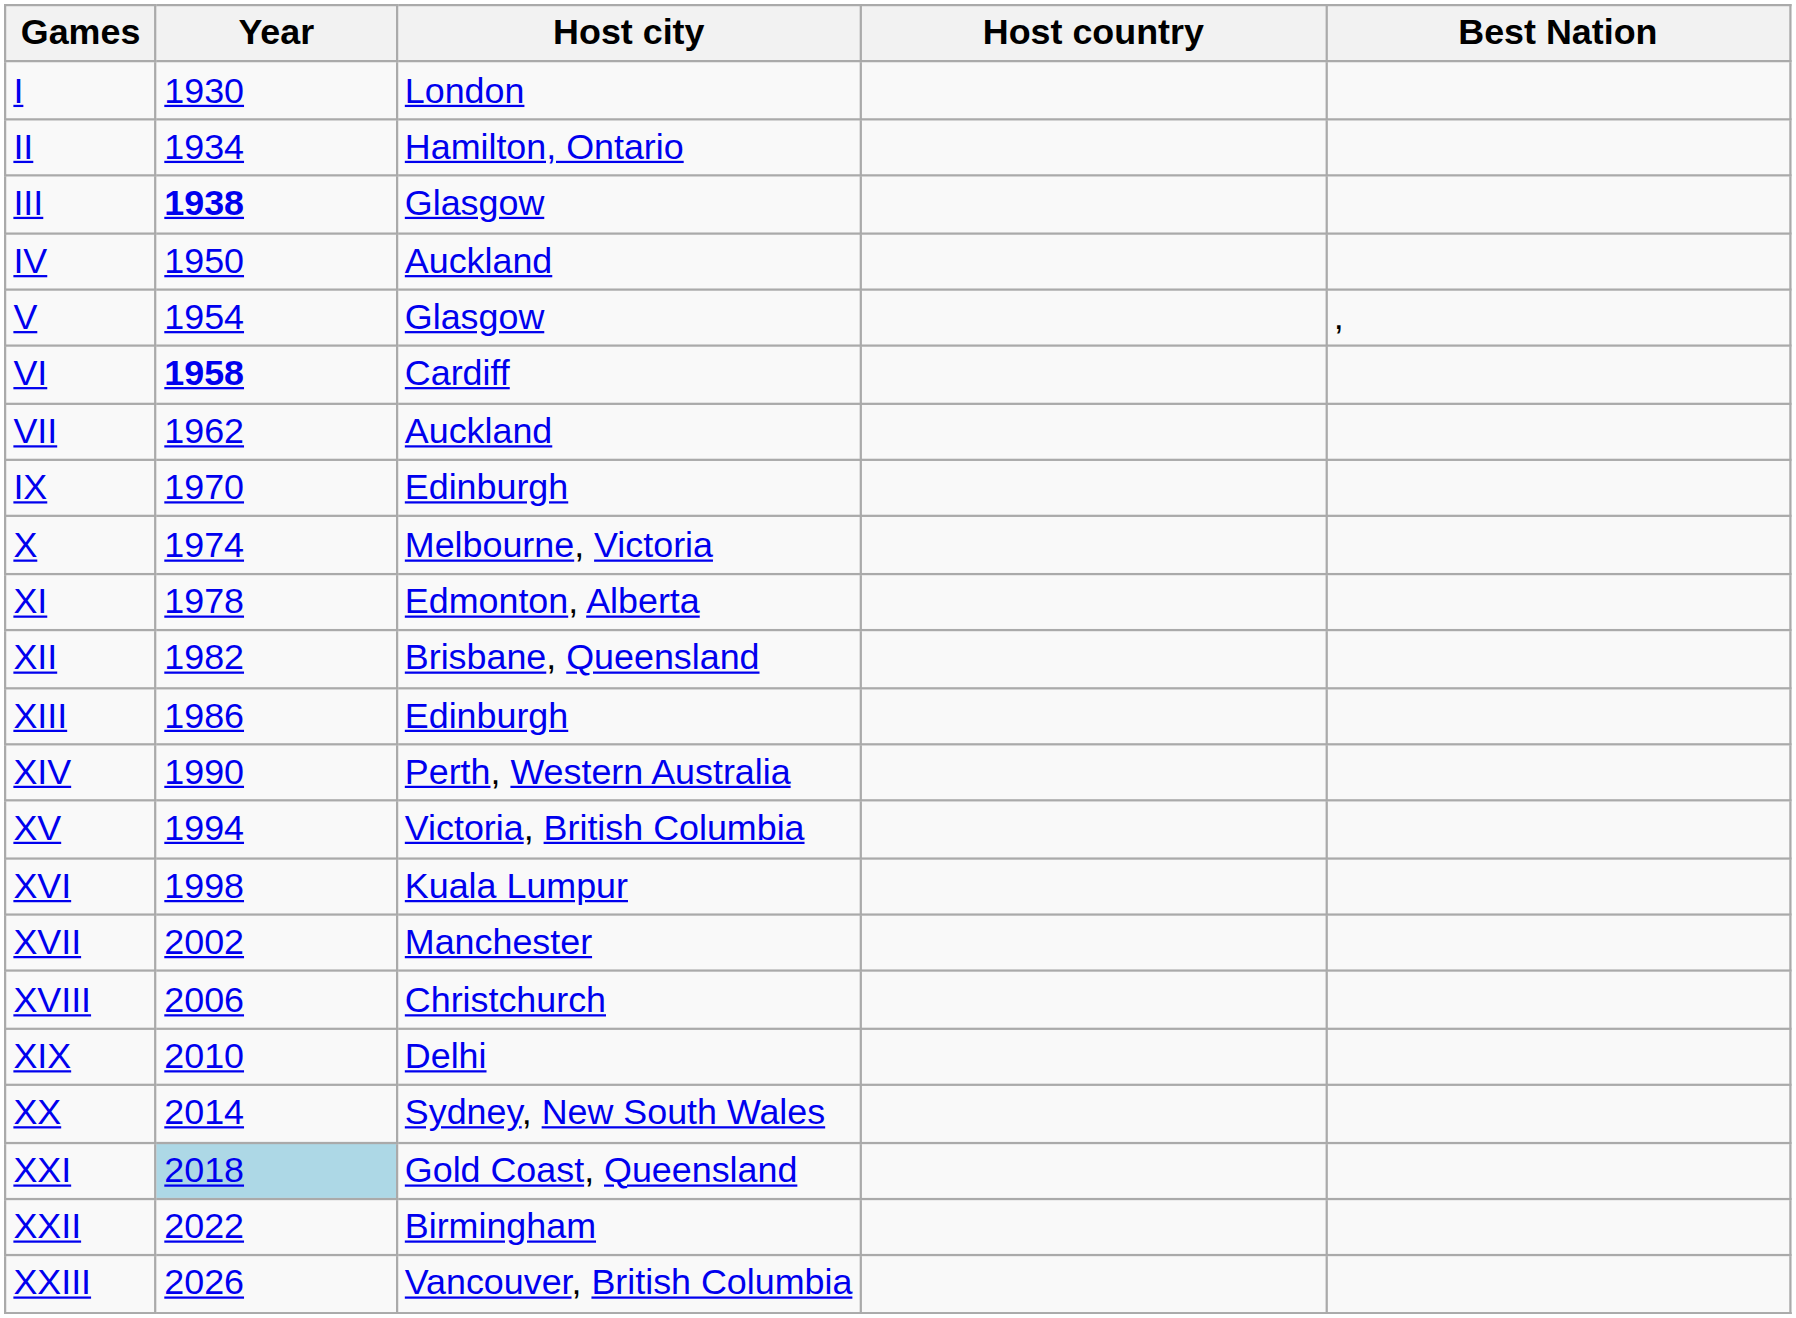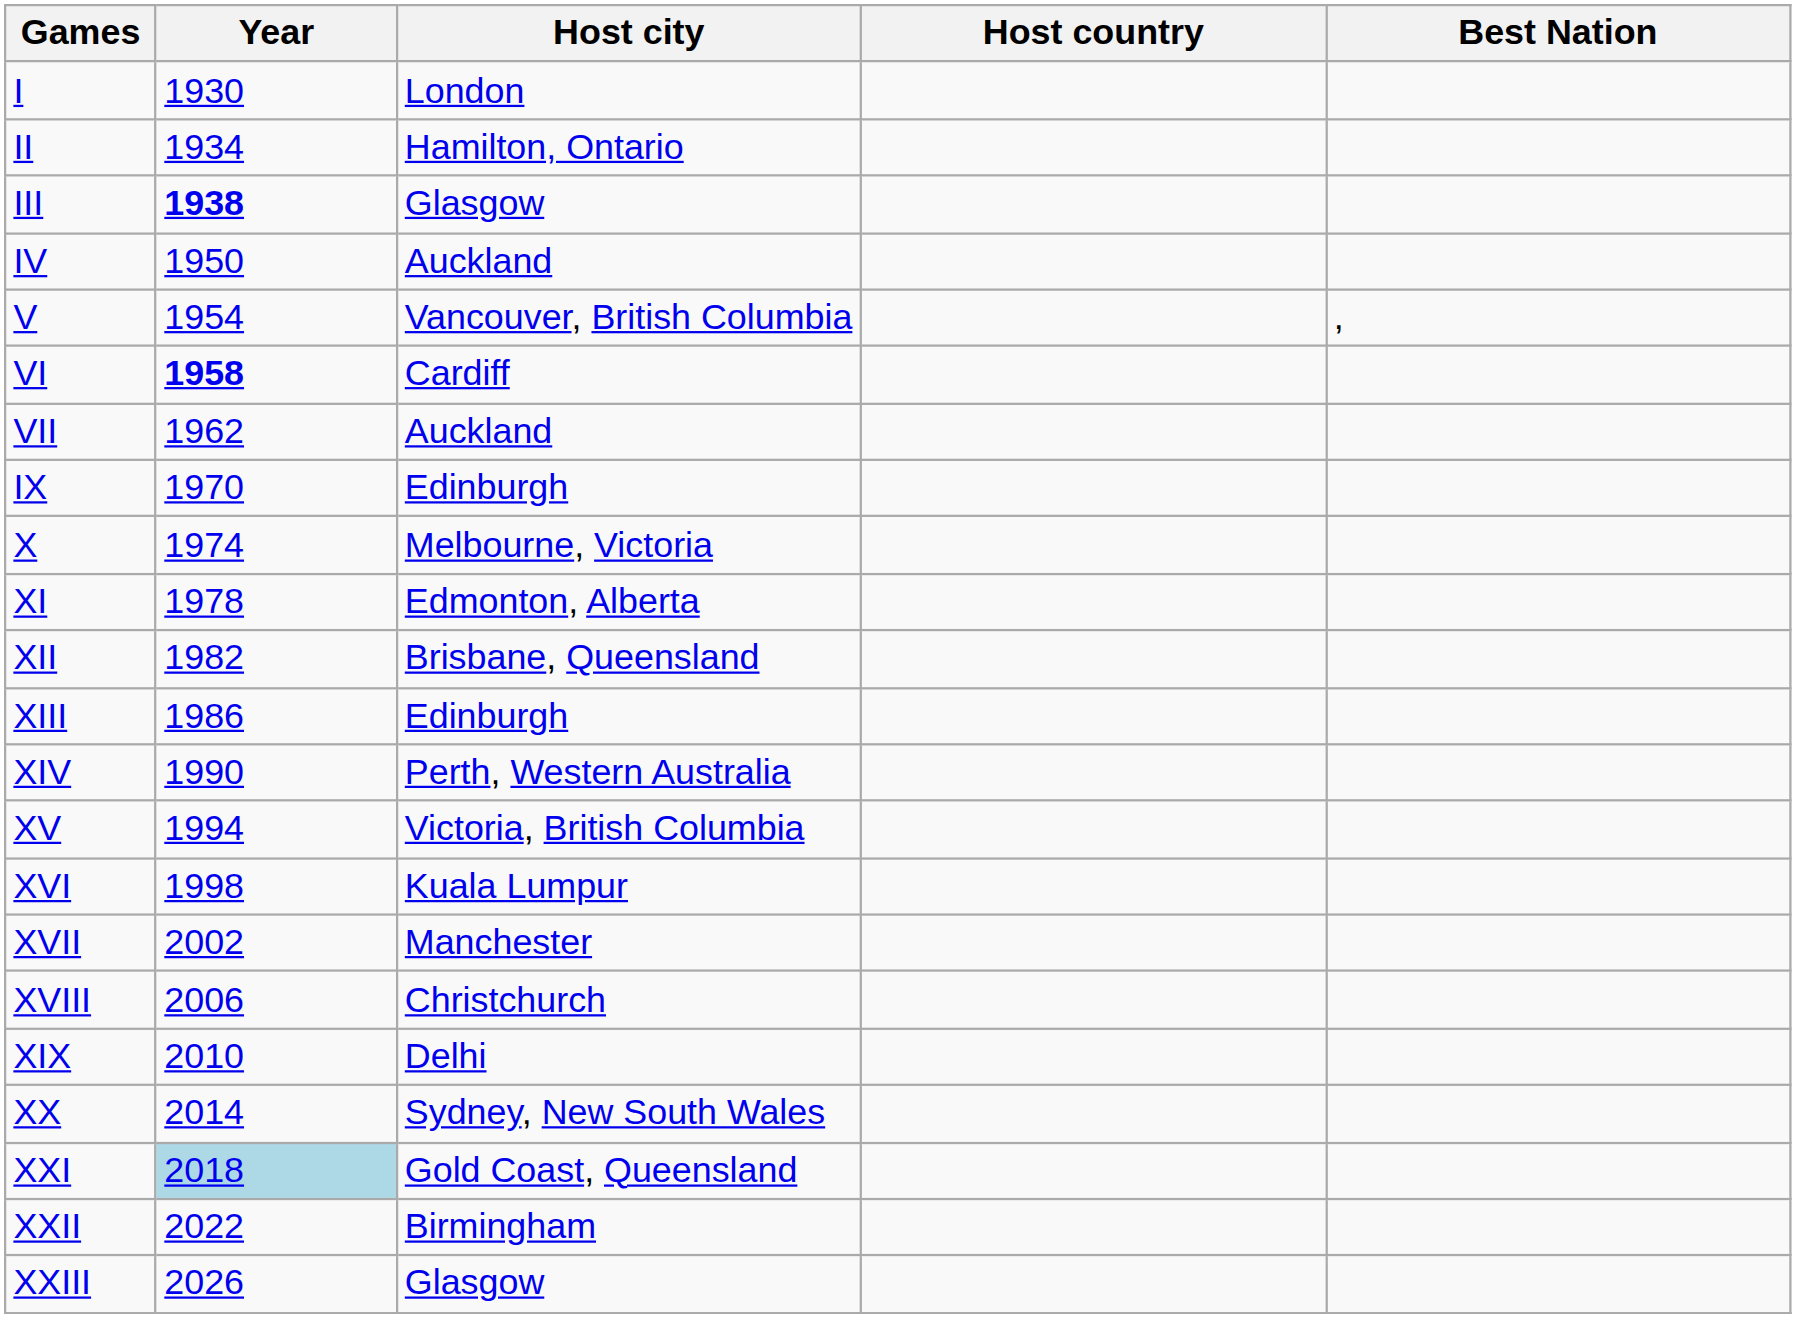(475, 317) Glasgow -> (629, 317) Vancouver, British Columbia
(629, 1283) Vancouver, British Columbia -> (475, 1283) Glasgow
